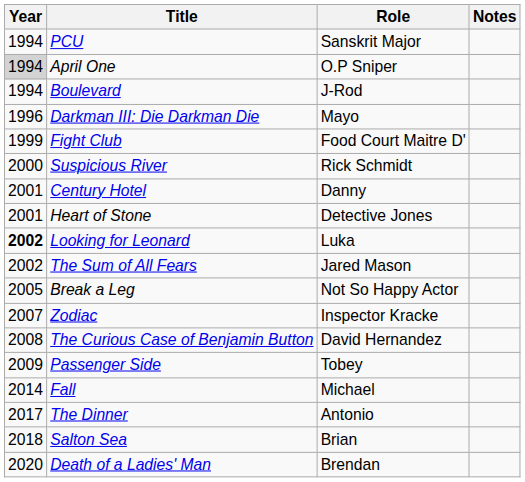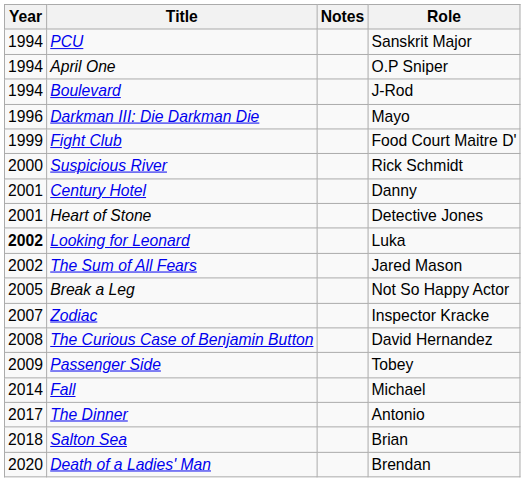columns swapped: (393, 16) <-> (495, 16)
(26, 66) lightgrey background -> (26, 66) no background
